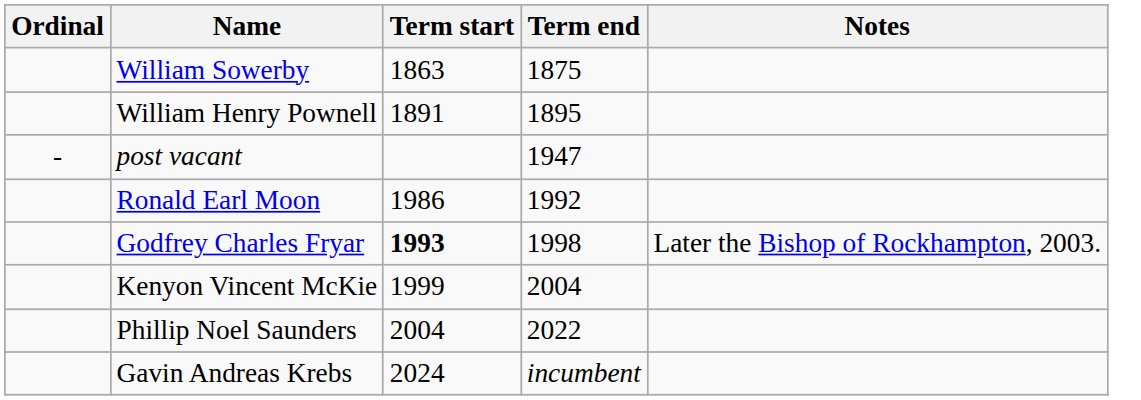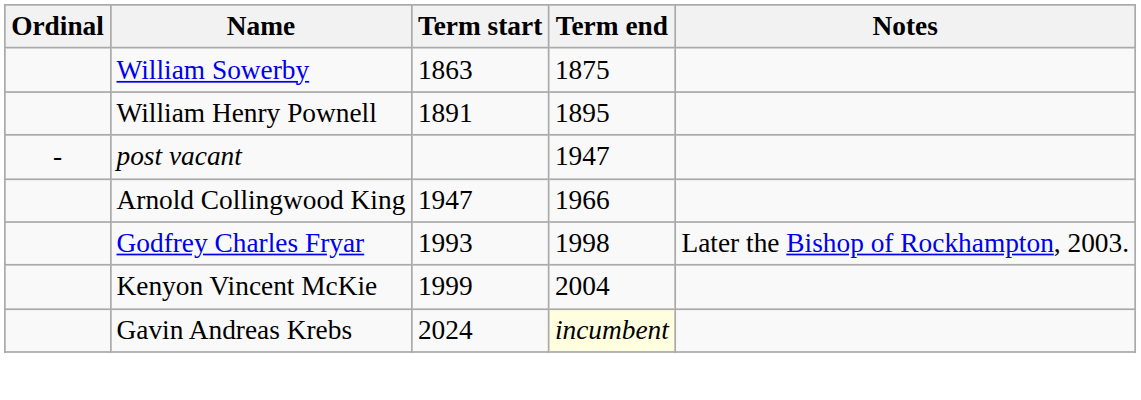+ row: (261, 199)
- row: (218, 199)
(417, 243) bold -> (445, 243) normal
- row: (237, 329)
(584, 373) no background -> (612, 329) lightyellow background
